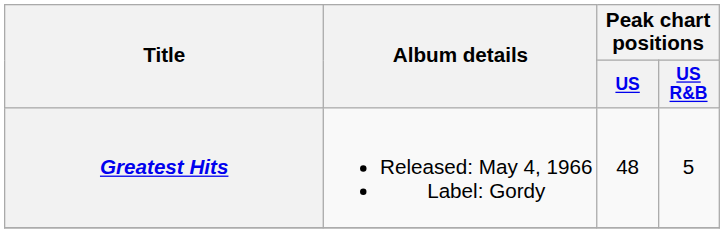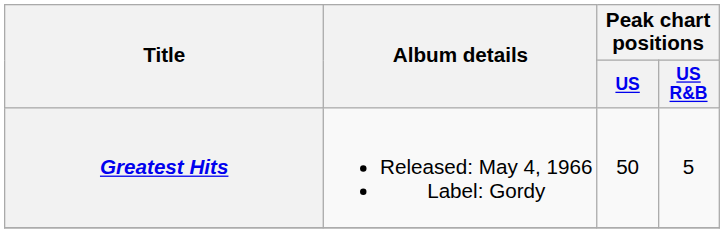(628, 167) 48 -> (628, 167) 50
